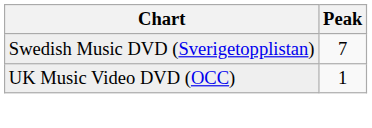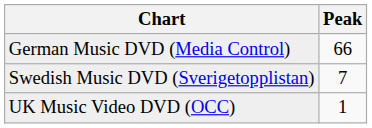+ row: (150, 48)
